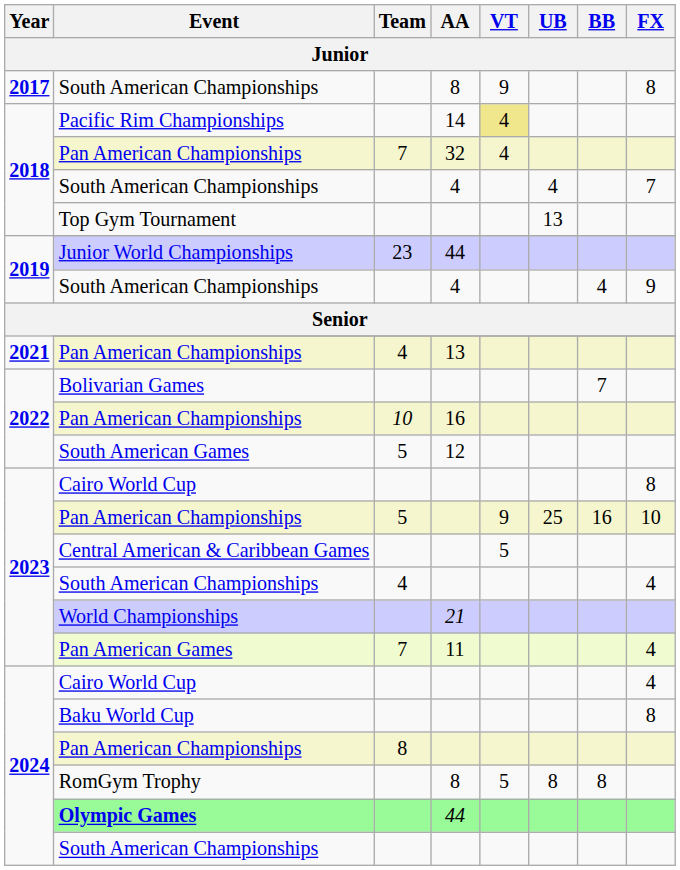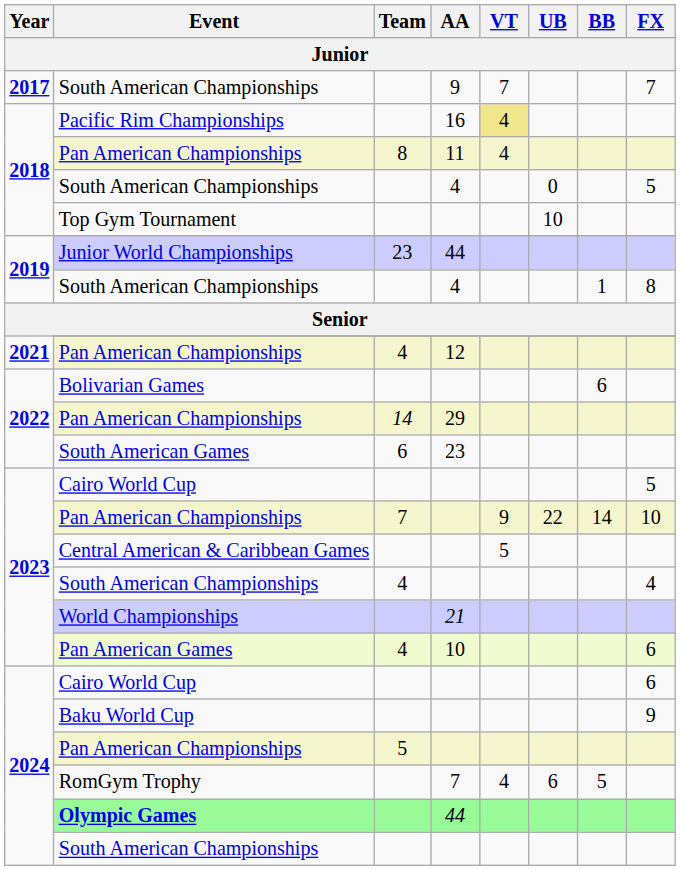(455, 87) 8 -> (455, 87) 9
(504, 87) 9 -> (504, 87) 7
(651, 87) 8 -> (651, 87) 7
(455, 120) 14 -> (455, 120) 16
(402, 153) 7 -> (402, 153) 8
(455, 153) 32 -> (455, 153) 11
(553, 186) 4 -> (553, 186) 0
(651, 186) 7 -> (651, 186) 5
(553, 219) 13 -> (553, 219) 10
(602, 285) 4 -> (602, 285) 1
(651, 285) 9 -> (651, 285) 8
(455, 352) 13 -> (455, 352) 12
(602, 385) 7 -> (602, 385) 6
(402, 418) 10 -> (402, 418) 14
(455, 418) 16 -> (455, 418) 29
(402, 451) 5 -> (402, 451) 6
(455, 451) 12 -> (455, 451) 23
(651, 484) 8 -> (651, 484) 5
(402, 517) 5 -> (402, 517) 7
(553, 517) 25 -> (553, 517) 22
(602, 517) 16 -> (602, 517) 14
(402, 649) 7 -> (402, 649) 4
(455, 649) 11 -> (455, 649) 10
(651, 649) 4 -> (651, 649) 6
(651, 682) 4 -> (651, 682) 6
(651, 715) 8 -> (651, 715) 9
(402, 749) 8 -> (402, 749) 5
(455, 782) 8 -> (455, 782) 7
(504, 782) 5 -> (504, 782) 4
(553, 782) 8 -> (553, 782) 6
(602, 782) 8 -> (602, 782) 5
